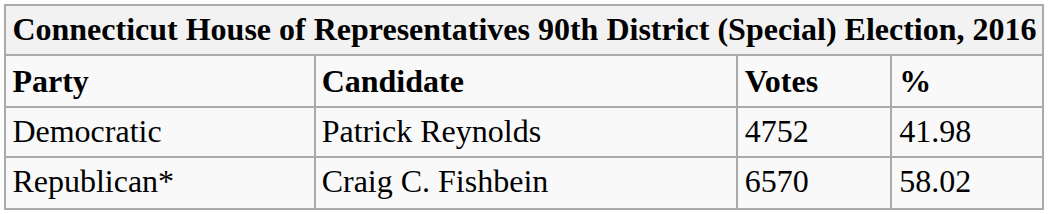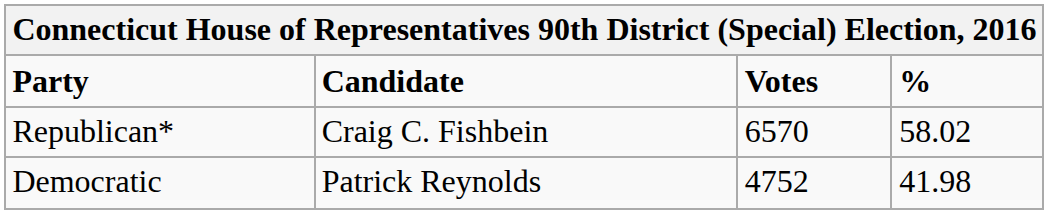rows swapped: (93, 182) <-> (87, 131)
